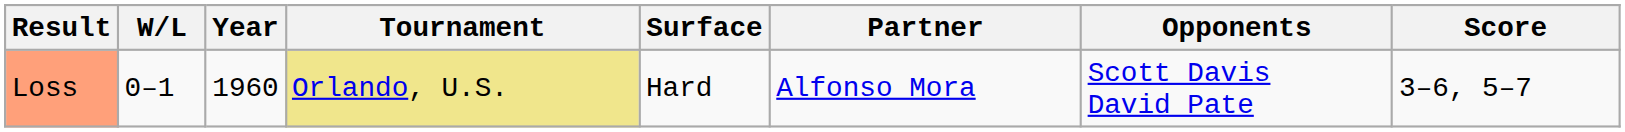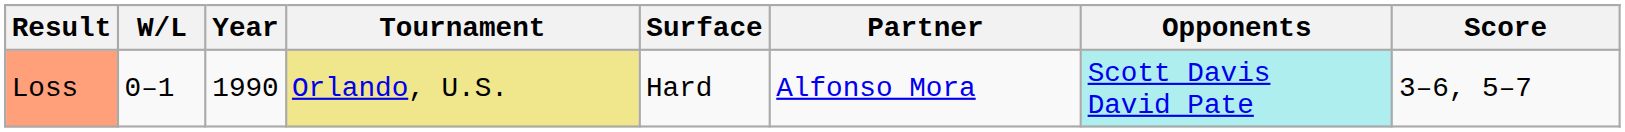(246, 89) 1960 -> (246, 89) 1990
(1179, 89) no background -> (1179, 89) paleturquoise background
